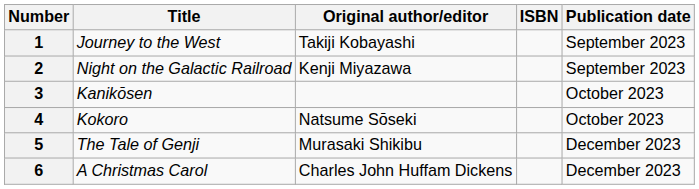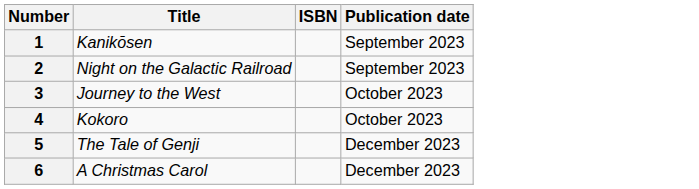- column: (406, 17)
(148, 42) Journey to the West -> (114, 42) Kanikōsen
(114, 94) Kanikōsen -> (148, 94) Journey to the West
